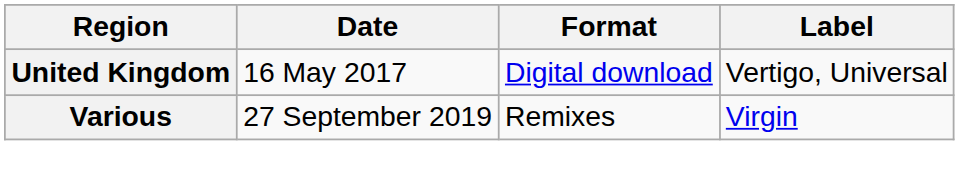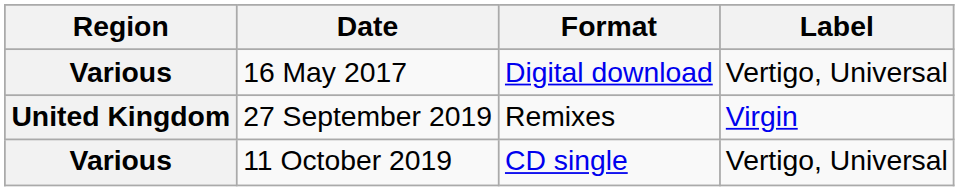(121, 71) United Kingdom -> (121, 71) Various
(121, 116) Various -> (121, 116) United Kingdom
+ row: (348, 161)
